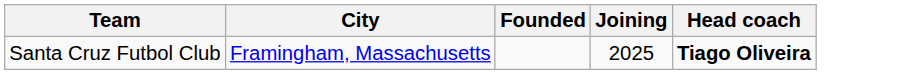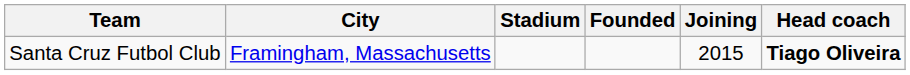+ column: (540, 20)
(631, 52) 2025 -> (721, 52) 2015
